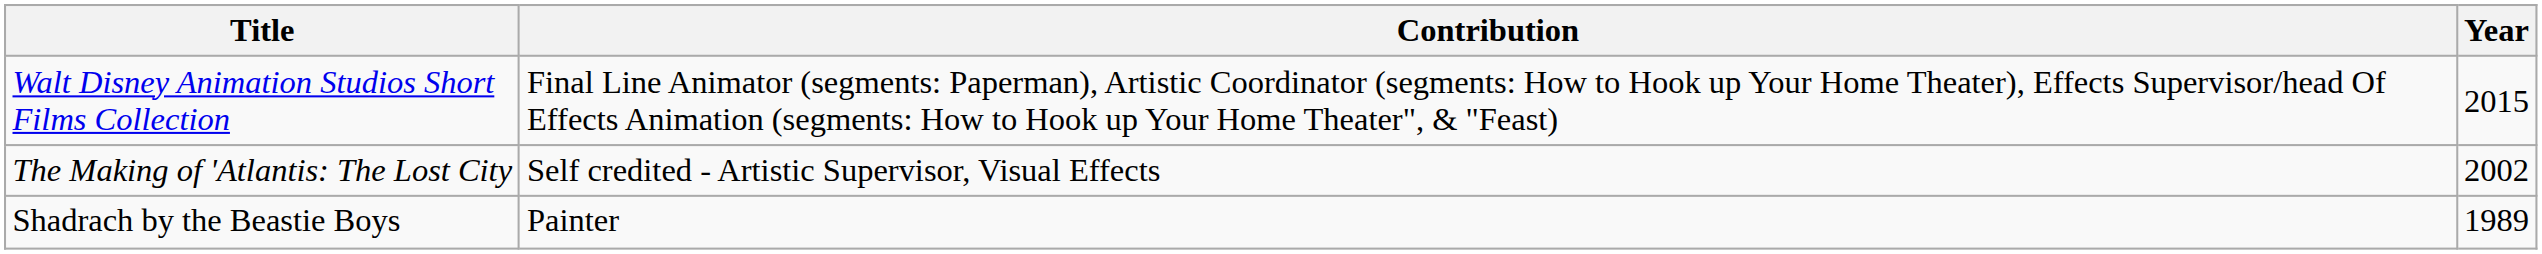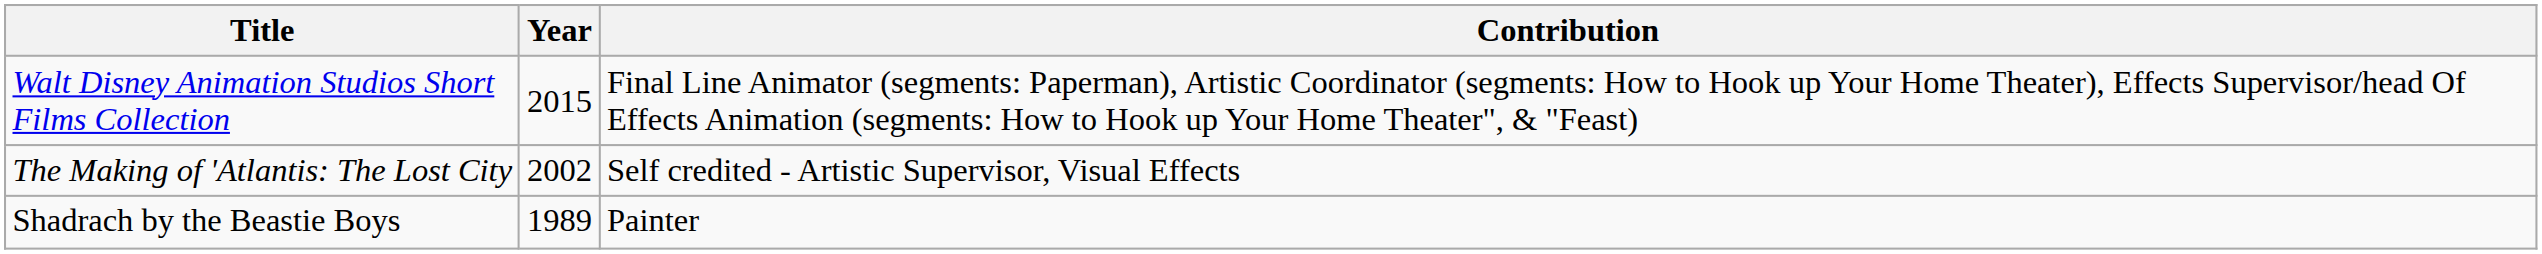columns swapped: (2496, 30) <-> (1488, 30)
